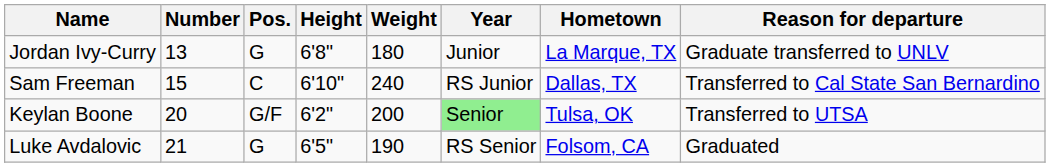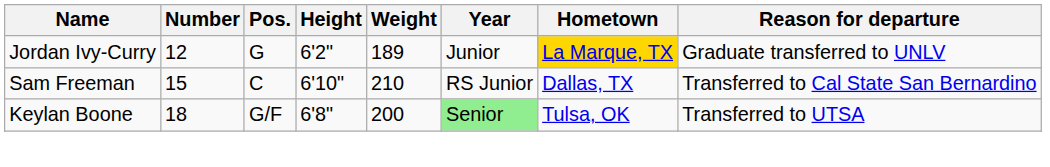(176, 51) 13 -> (176, 51) 12
(317, 51) 6'8" -> (317, 51) 6'2"
(388, 51) 180 -> (388, 51) 189
(611, 51) no background -> (608, 51) gold background
(388, 83) 240 -> (388, 83) 210
(176, 114) 20 -> (176, 114) 18
(317, 114) 6'2" -> (317, 114) 6'8"
- row: (75, 146)
